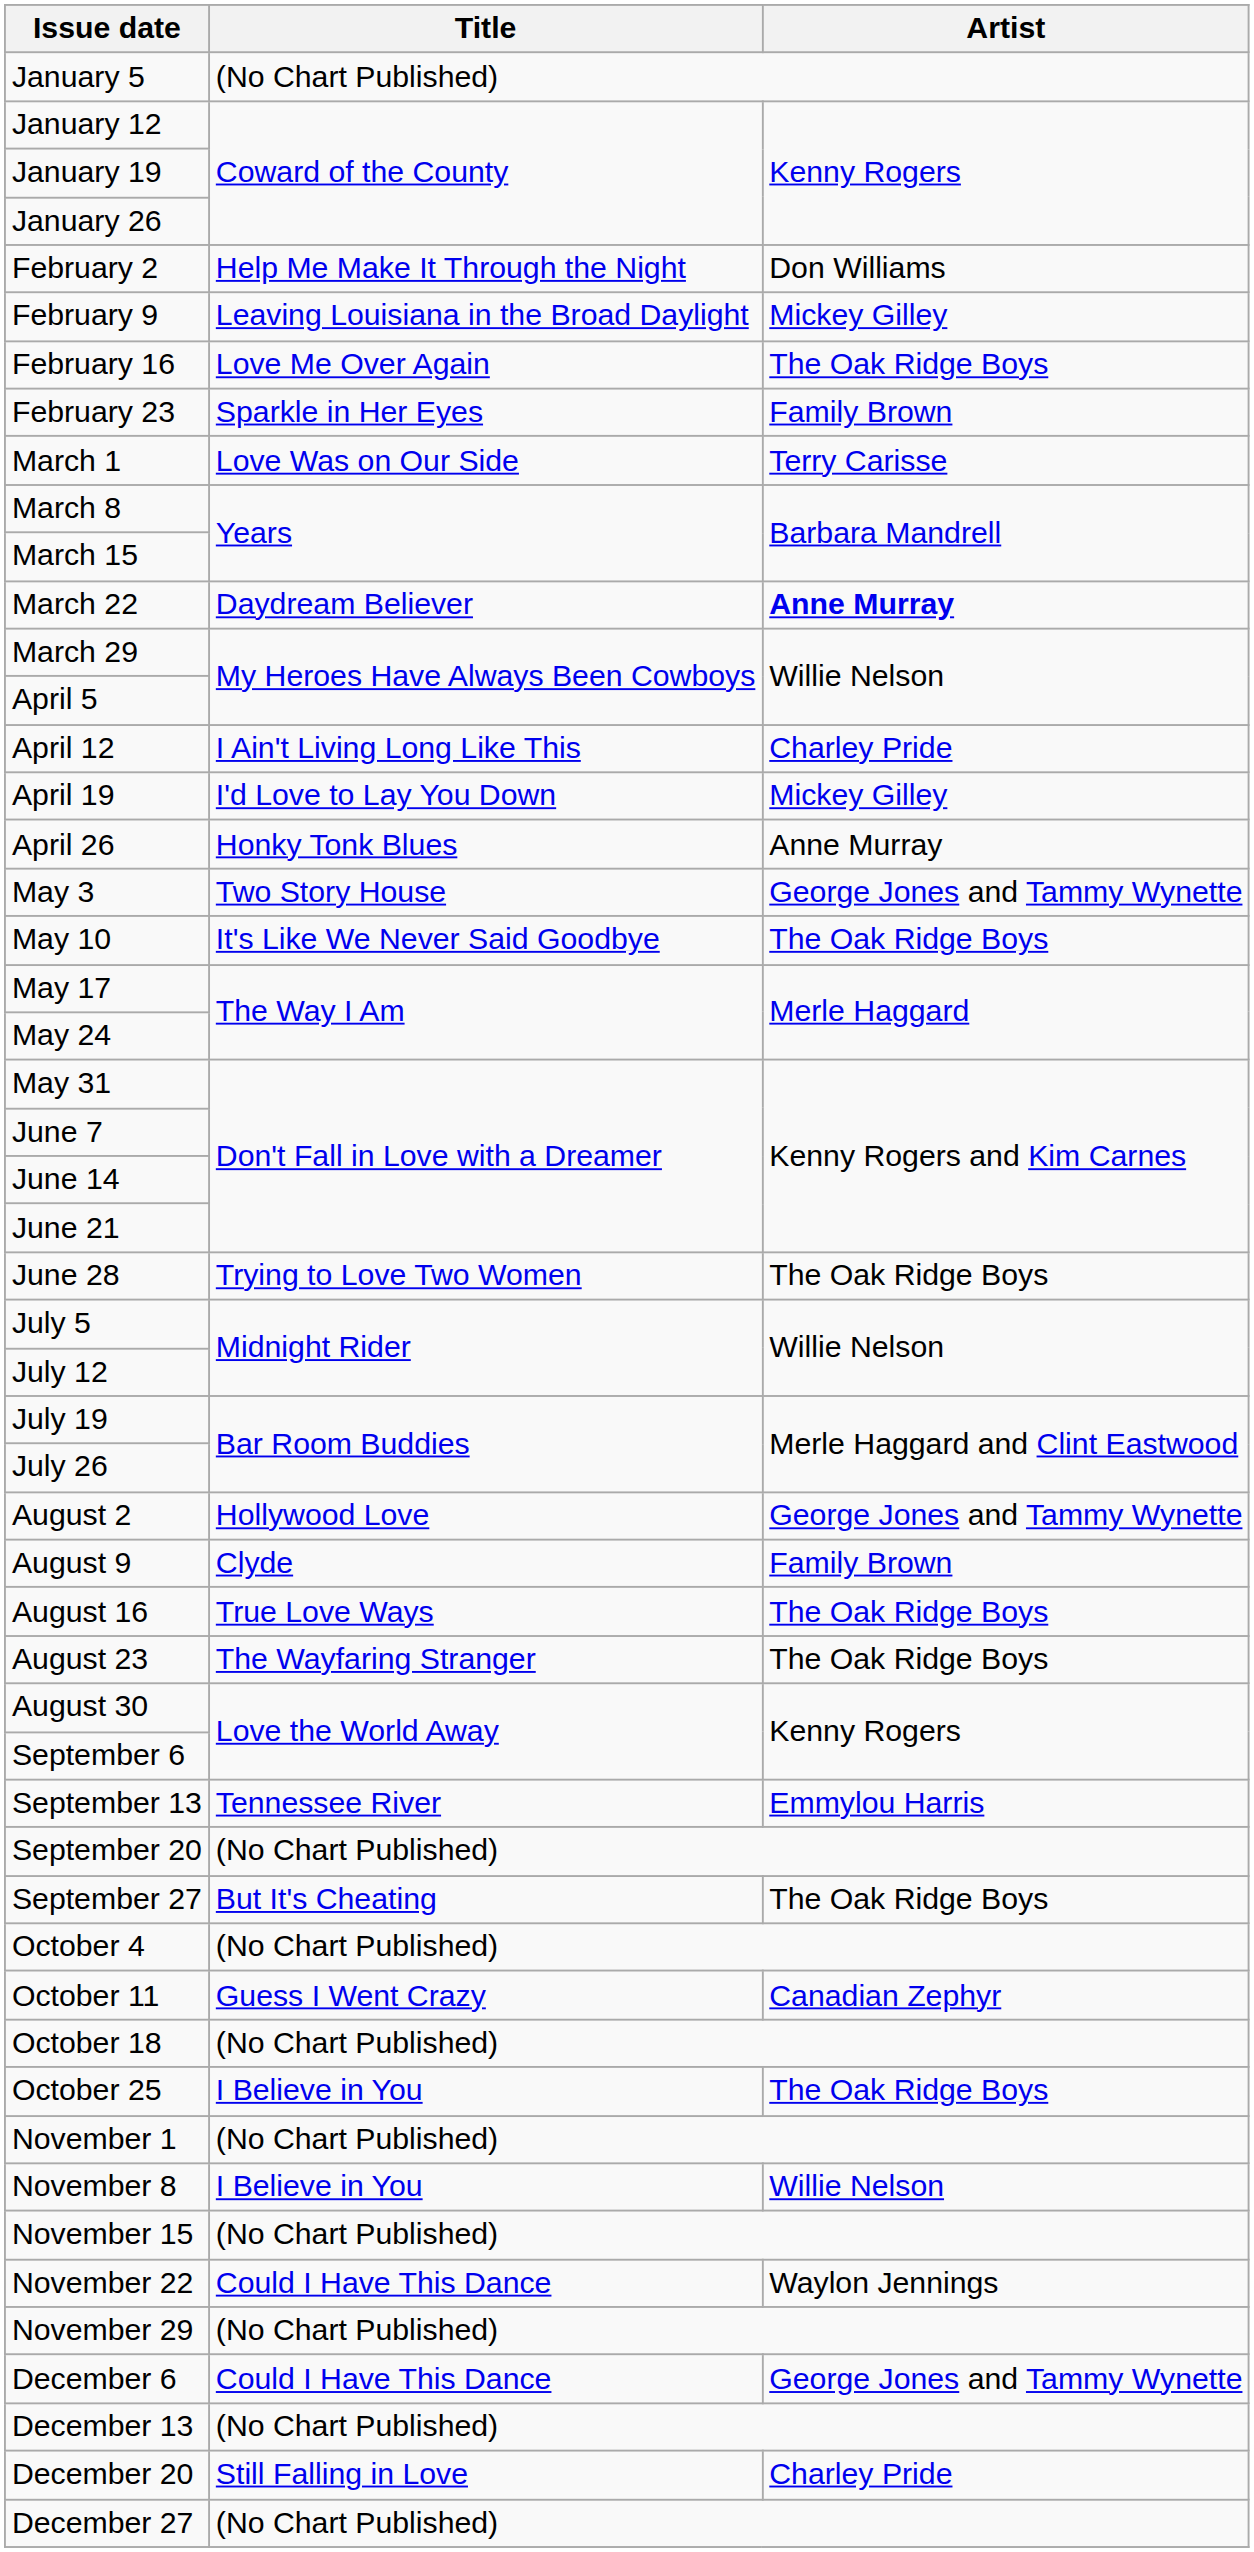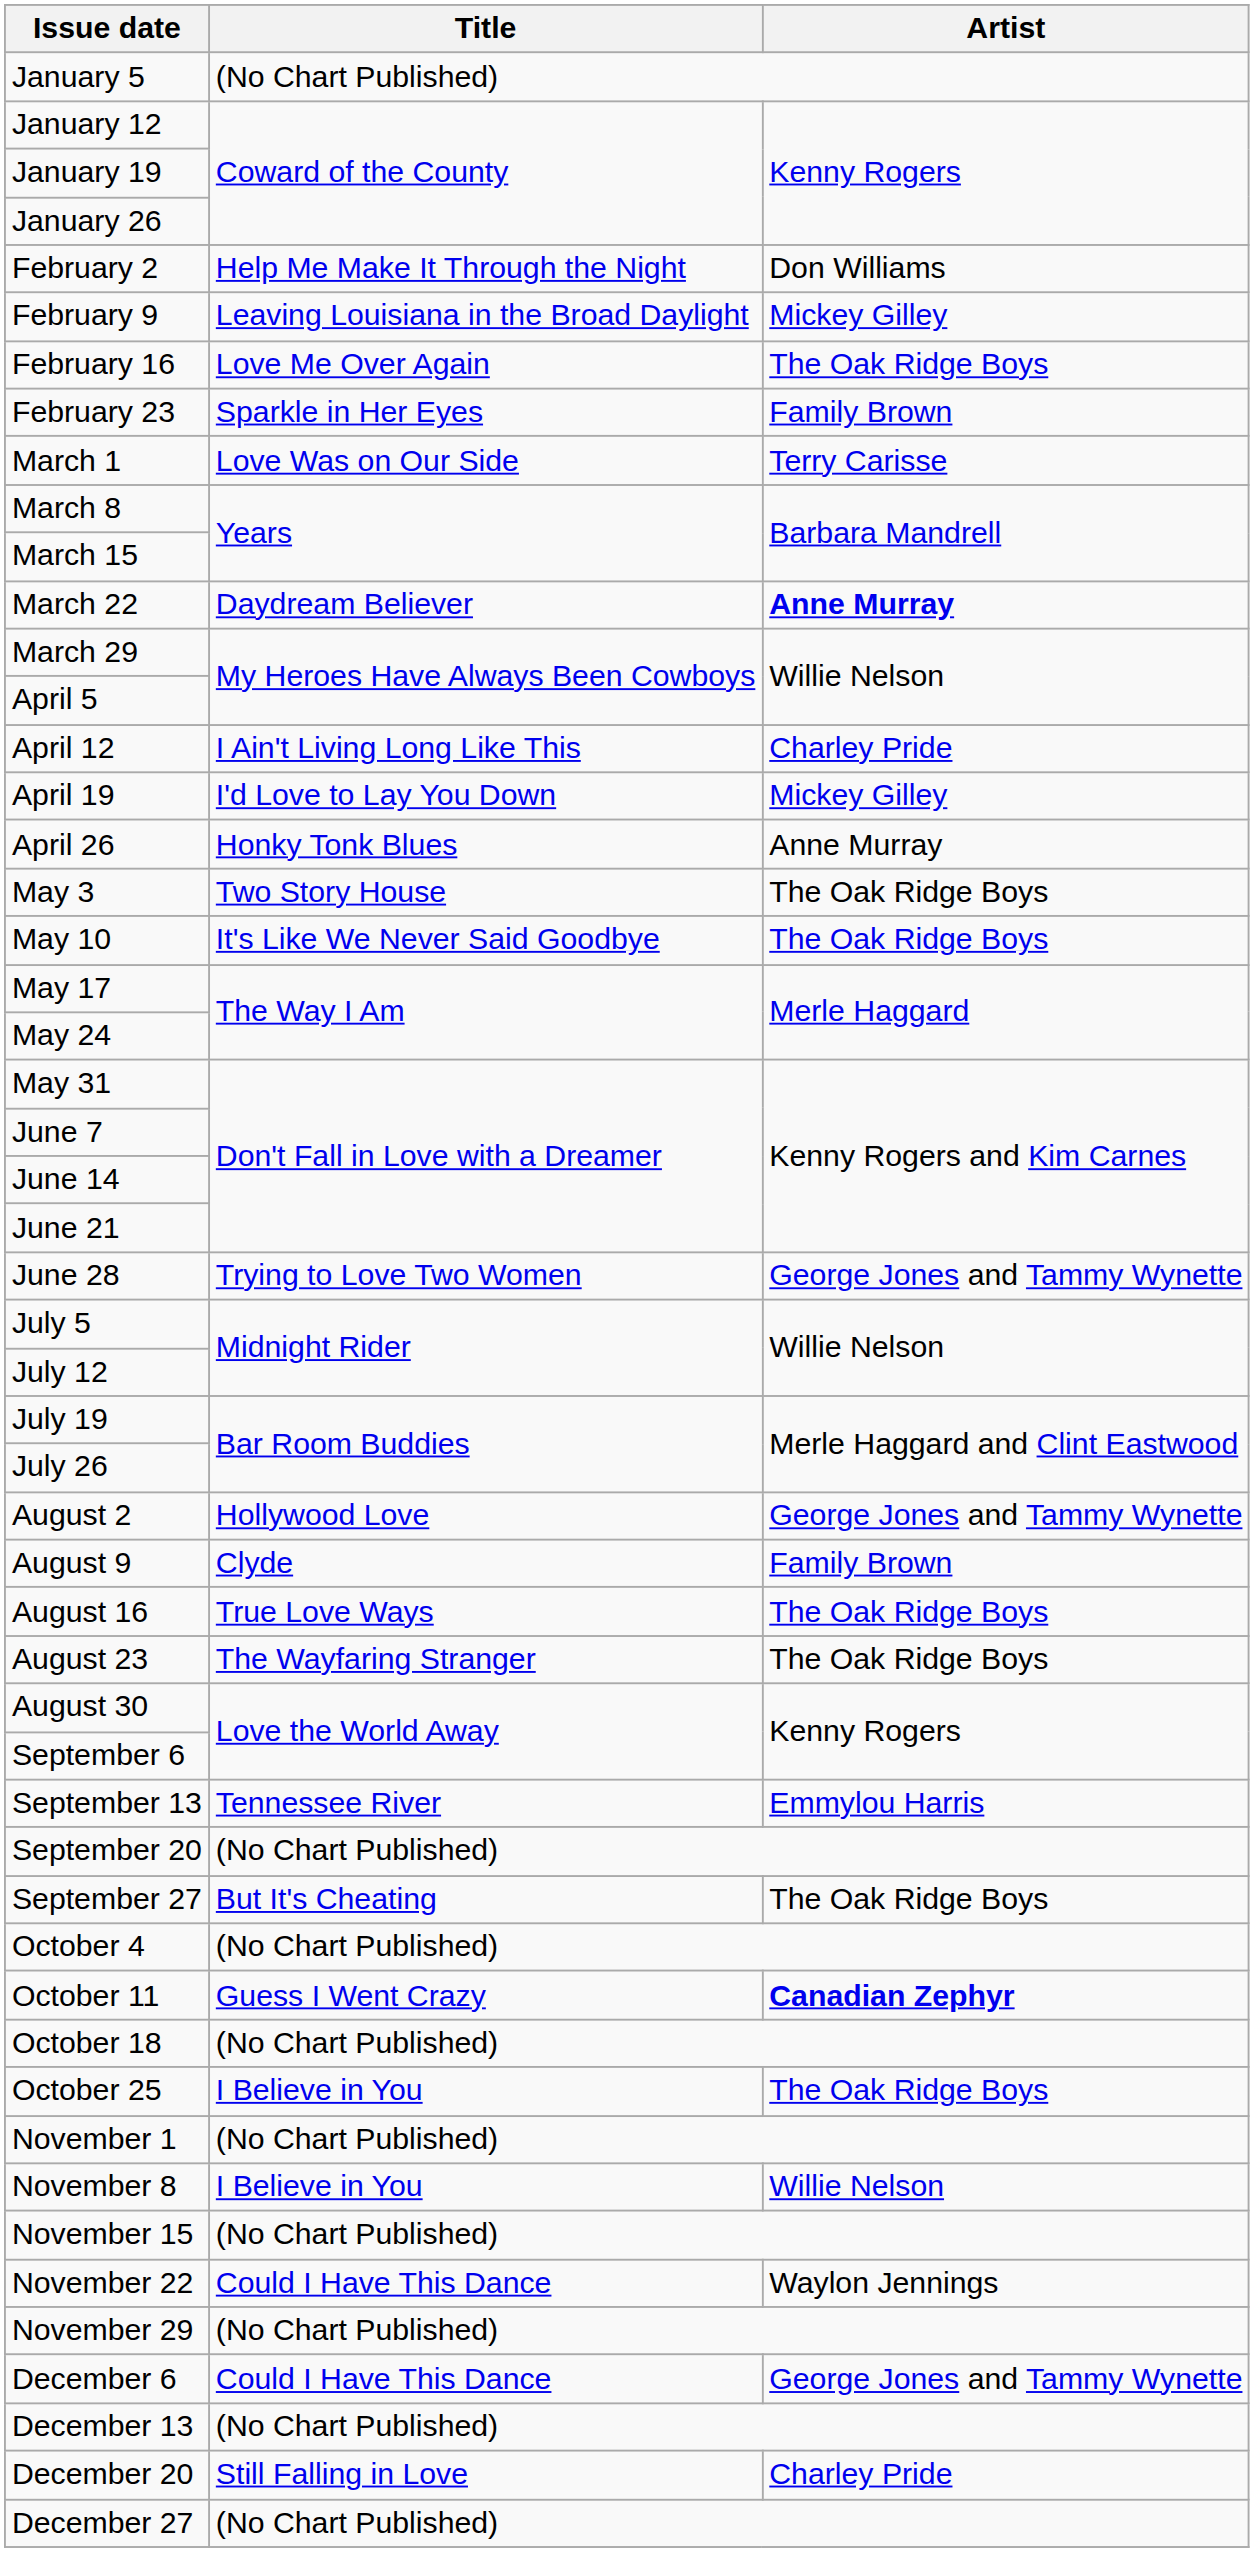(1006, 891) George Jones and Tammy Wynette -> (909, 891) The Oak Ridge Boys
(909, 1275) The Oak Ridge Boys -> (1006, 1275) George Jones and Tammy Wynette
(885, 1994) normal -> (892, 1994) bold
